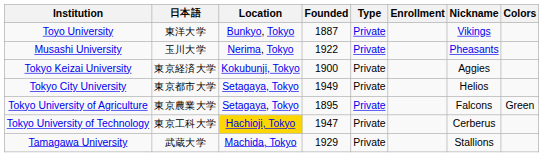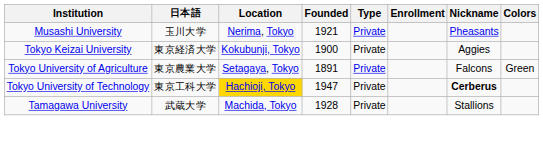- row: (78, 32)
(326, 50) 1922 -> (326, 32) 1921
- row: (78, 87)
(326, 105) 1895 -> (326, 69) 1891
(474, 124) normal -> (474, 87) bold
(326, 142) 1929 -> (326, 105) 1928
